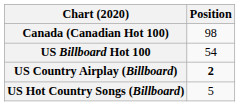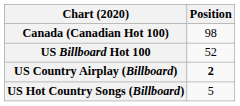(211, 52) 54 -> (211, 52) 52
